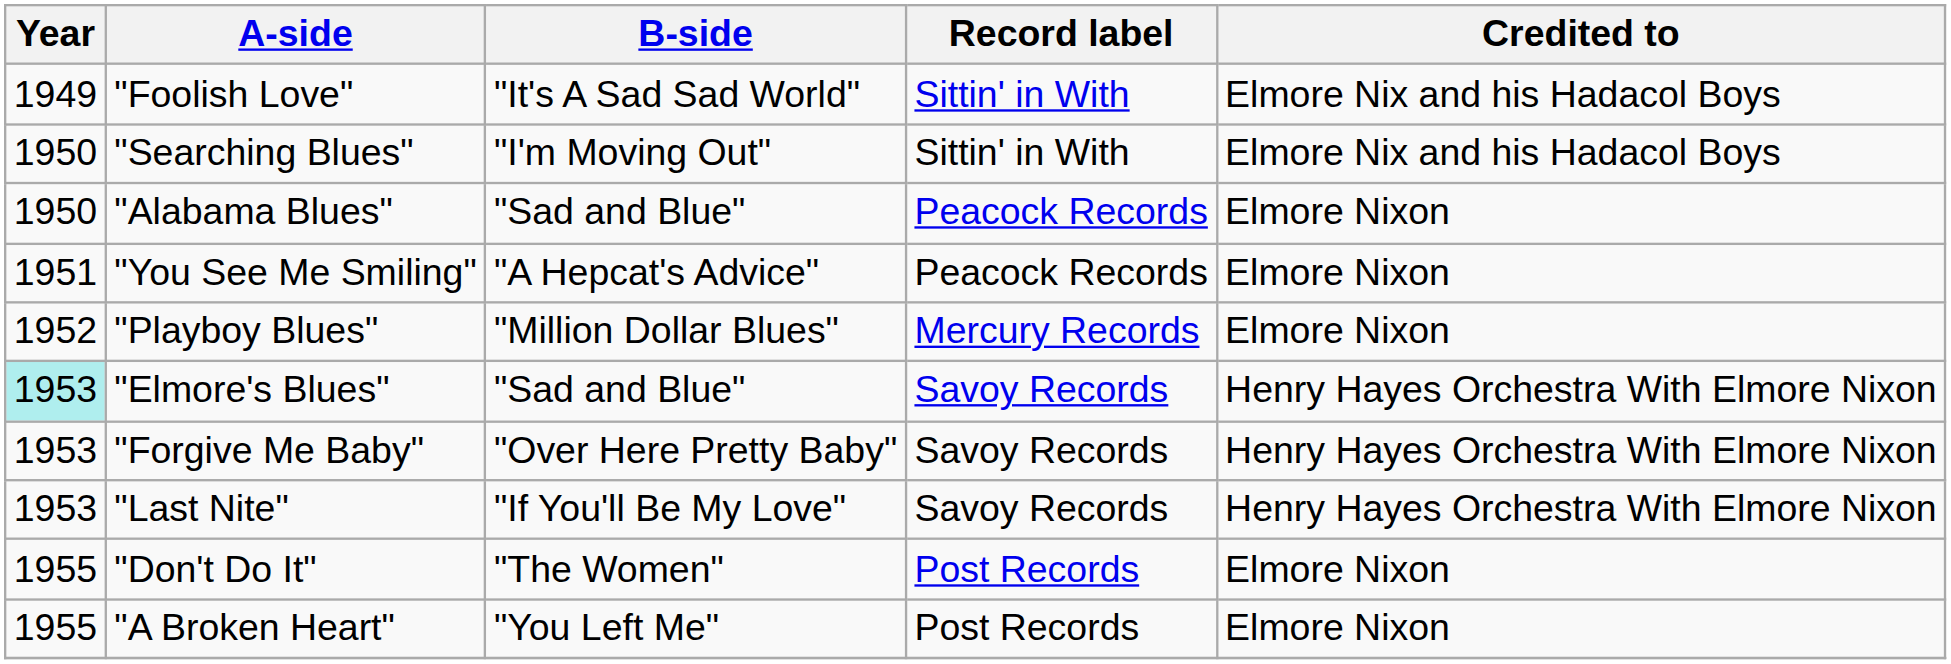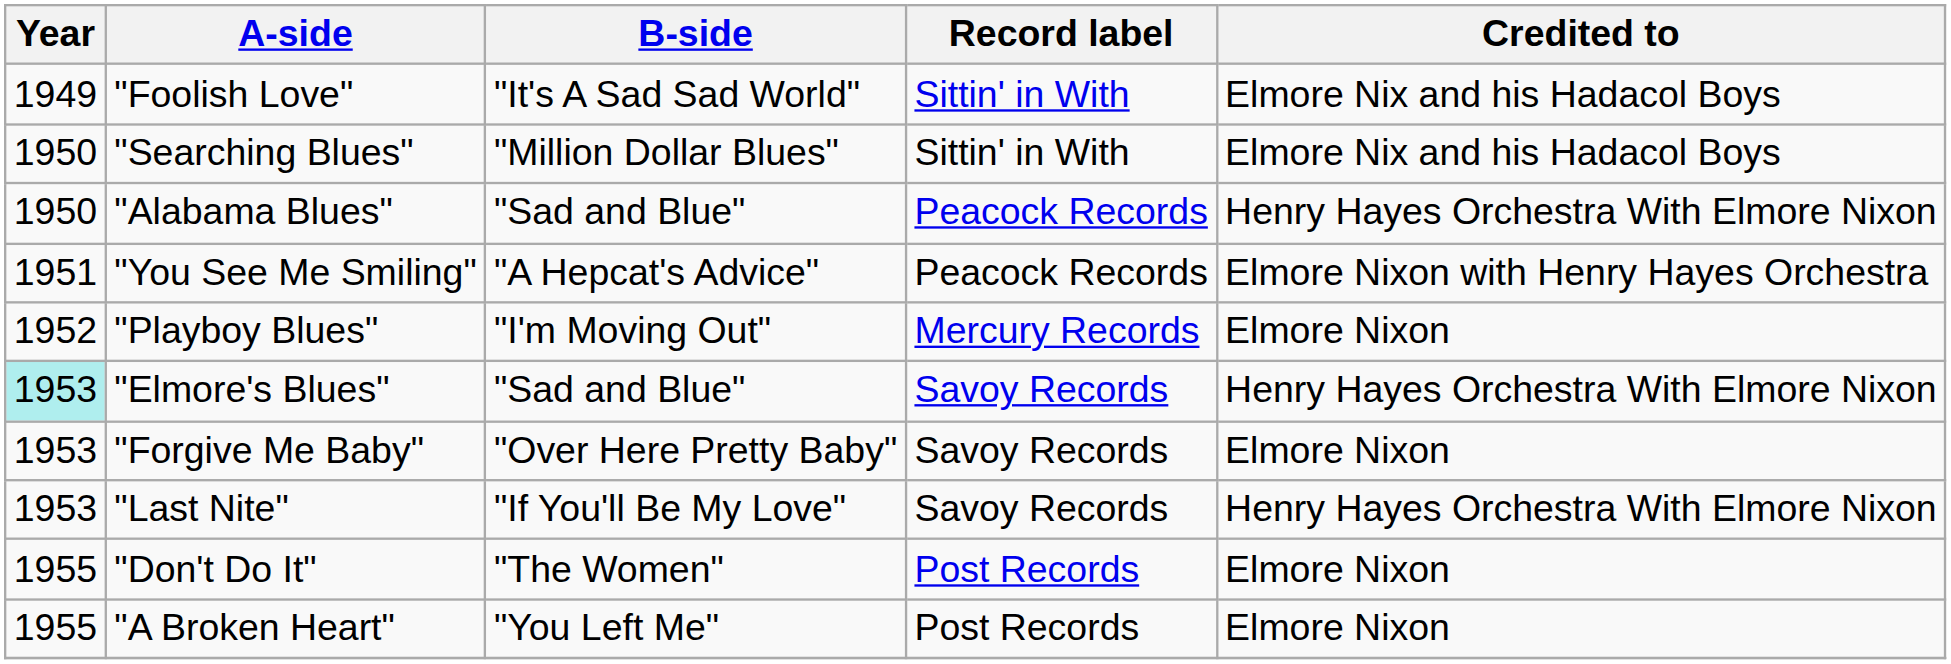(633, 152) "I'm Moving Out" -> (666, 152) "Million Dollar Blues"
(1337, 212) Elmore Nixon -> (1581, 212) Henry Hayes Orchestra With Elmore Nixon
(1337, 271) Elmore Nixon -> (1577, 271) Elmore Nixon with Henry Hayes Orchestra
(666, 331) "Million Dollar Blues" -> (633, 331) "I'm Moving Out"
(1581, 449) Henry Hayes Orchestra With Elmore Nixon -> (1337, 449) Elmore Nixon
